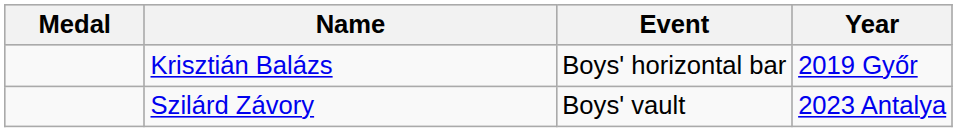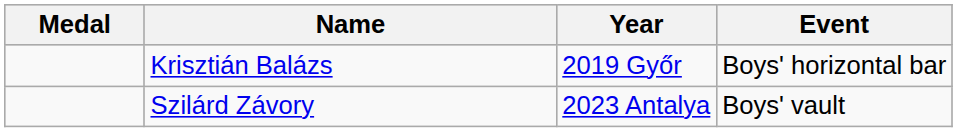columns swapped: (872, 24) <-> (674, 24)
